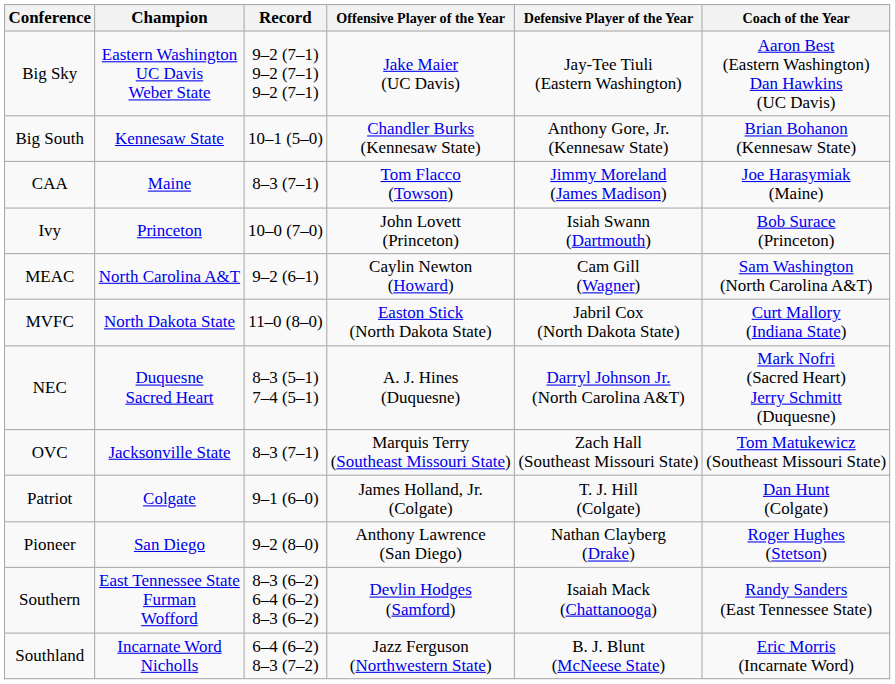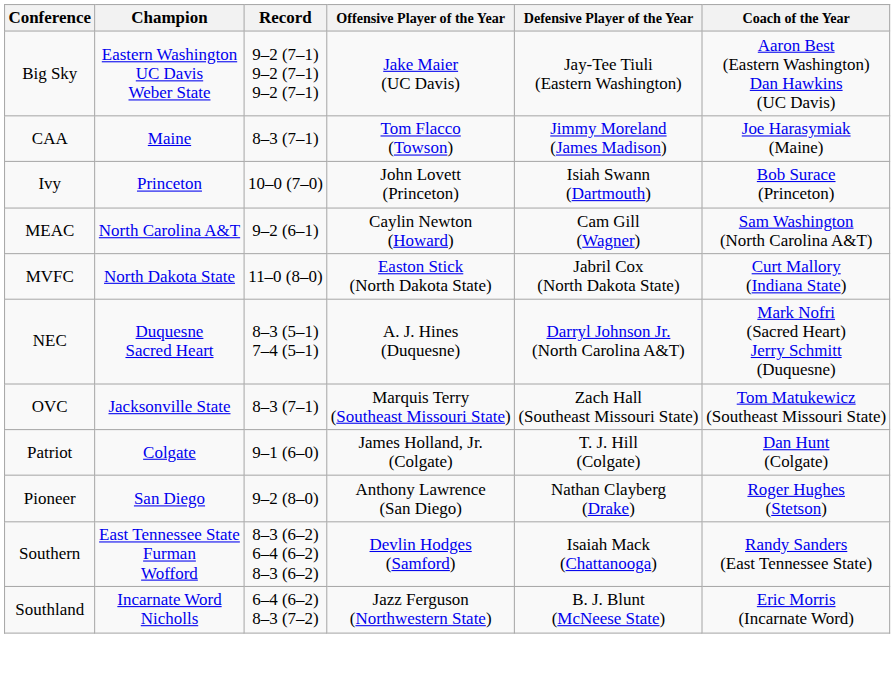- row: (50, 138)
